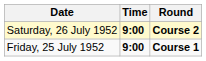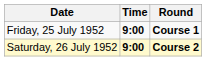rows swapped: (55, 47) <-> (62, 30)
